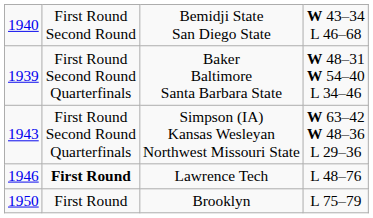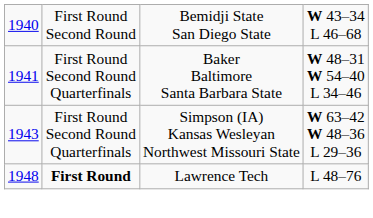(23, 75) 1939 -> (23, 75) 1941
(23, 176) 1946 -> (23, 176) 1948
- row: (221, 200)
